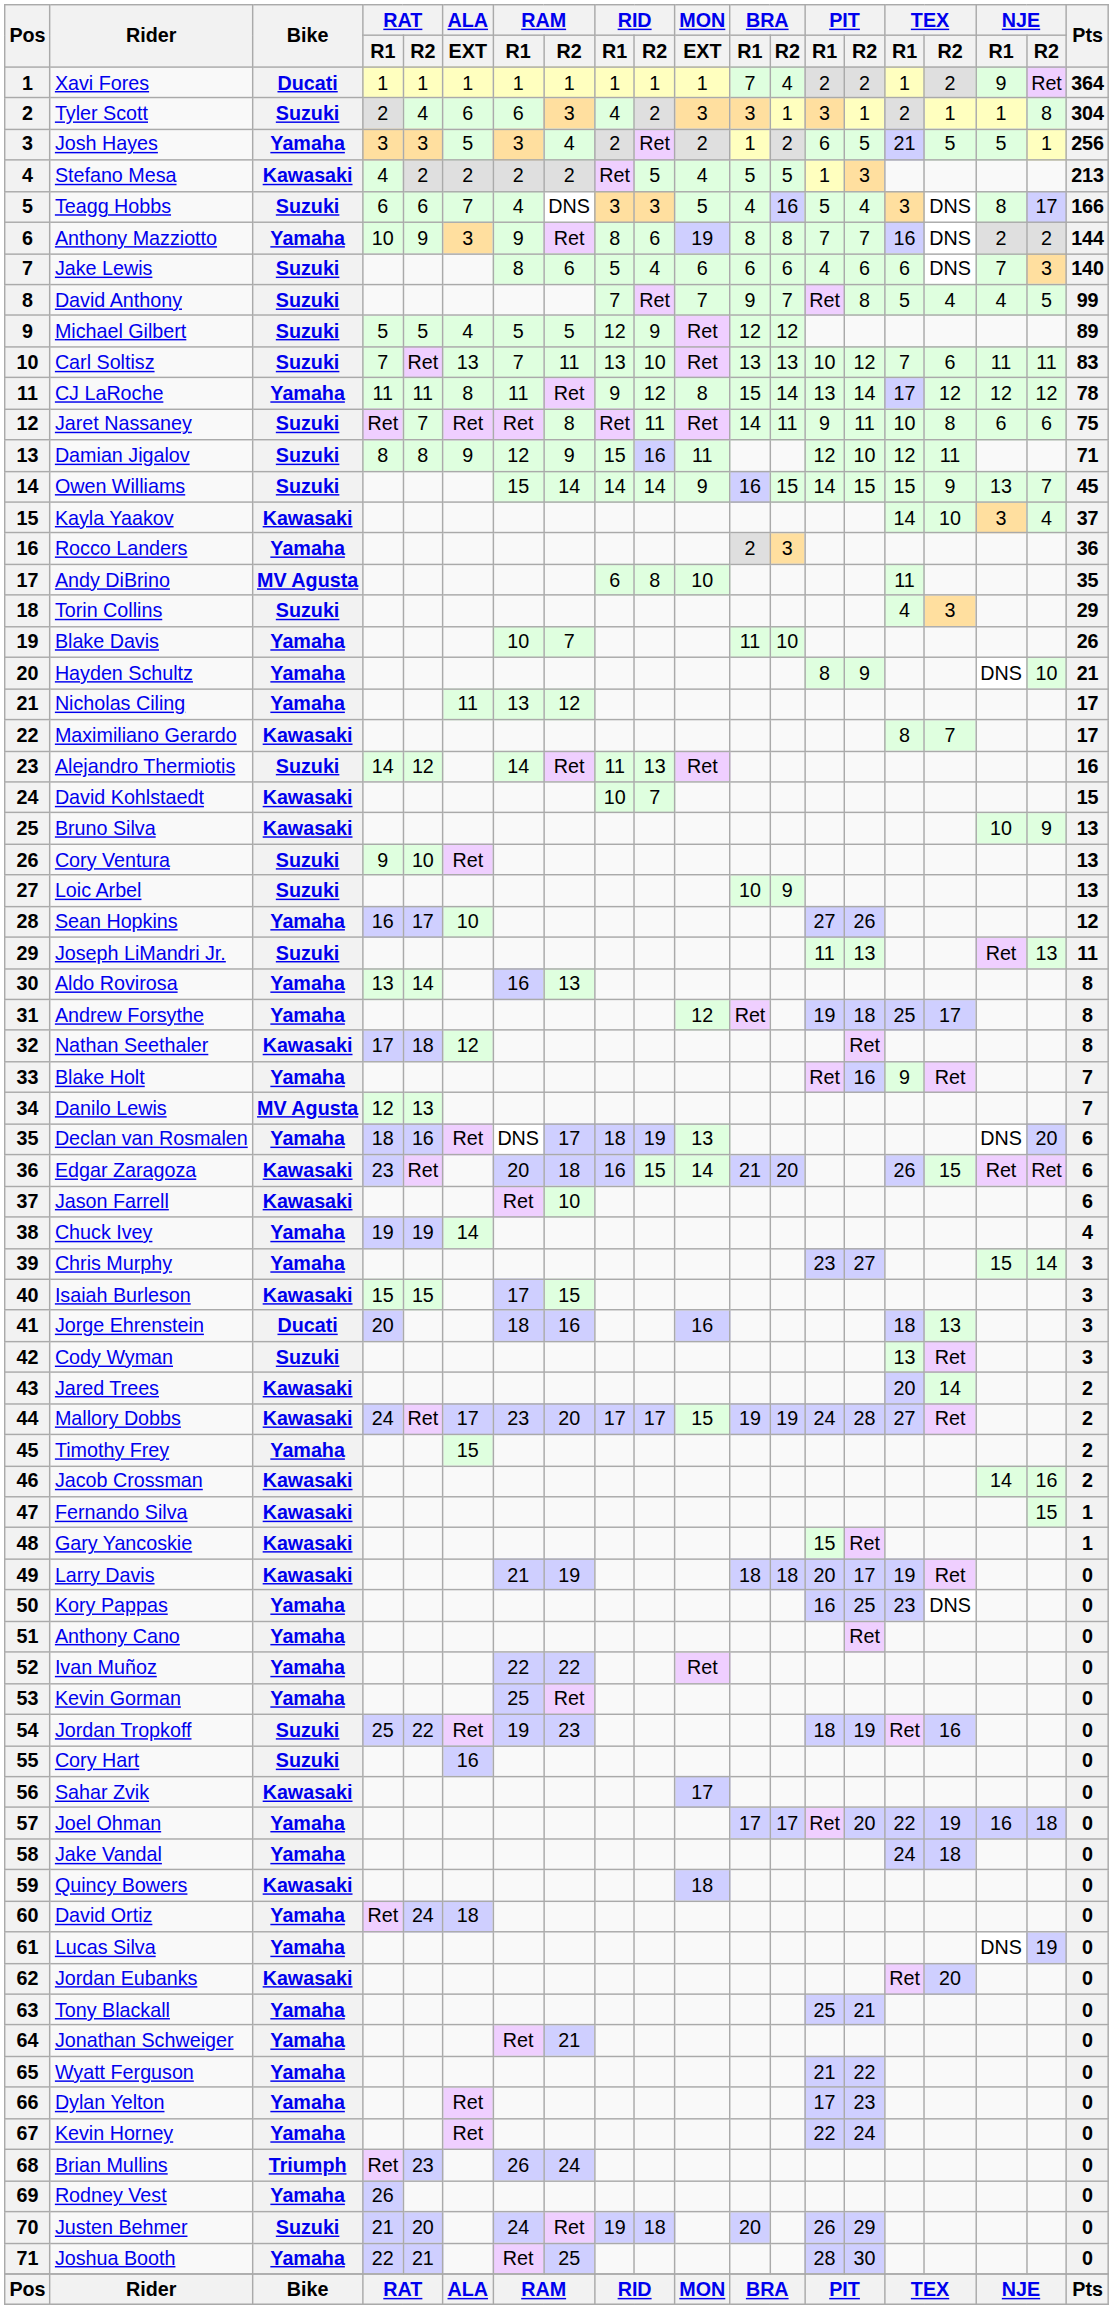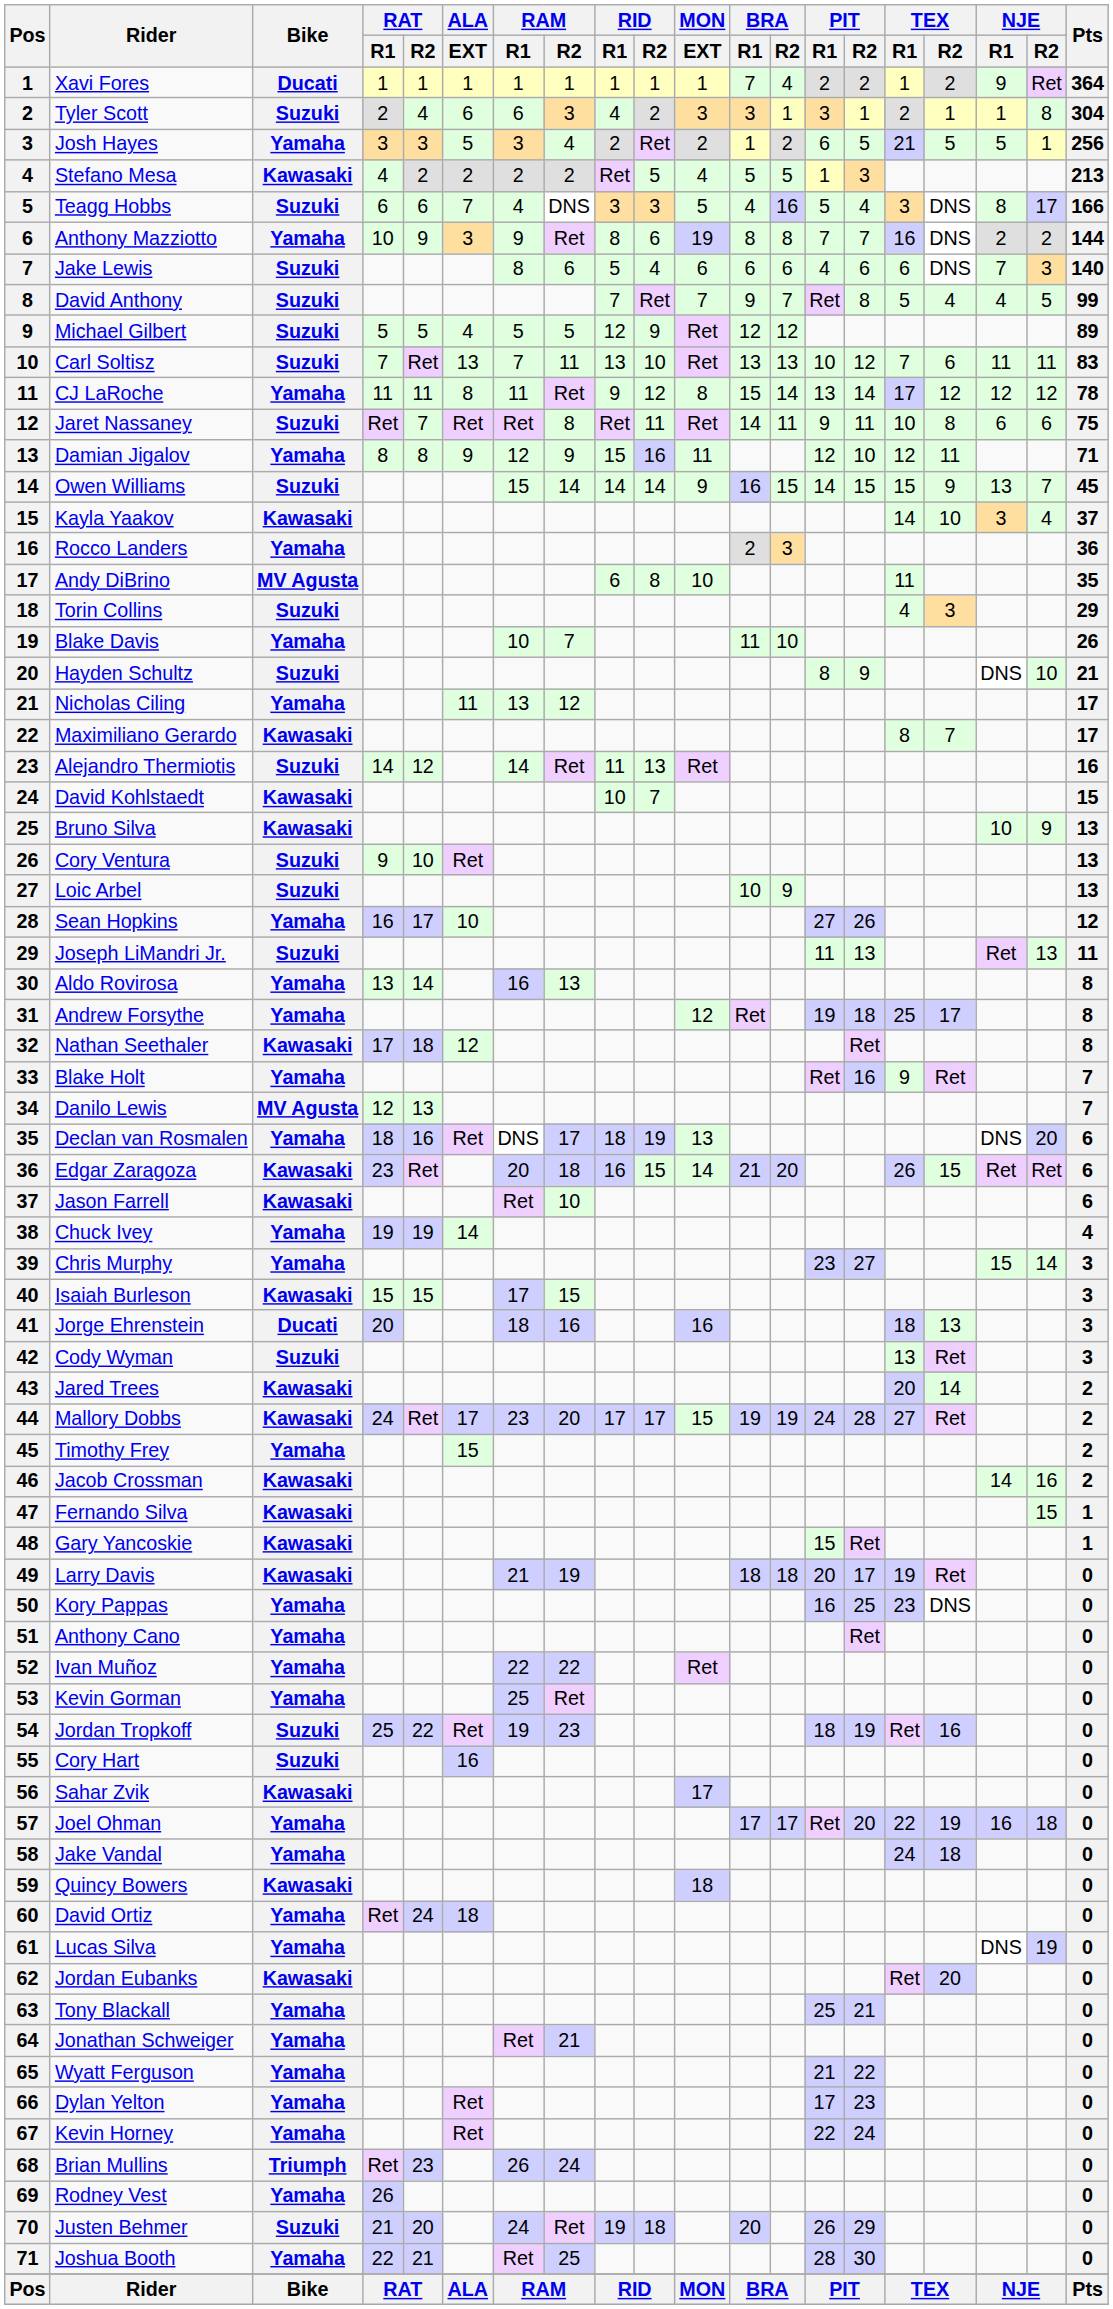(308, 455) Suzuki -> (308, 455) Yamaha
(308, 673) Yamaha -> (308, 673) Suzuki
